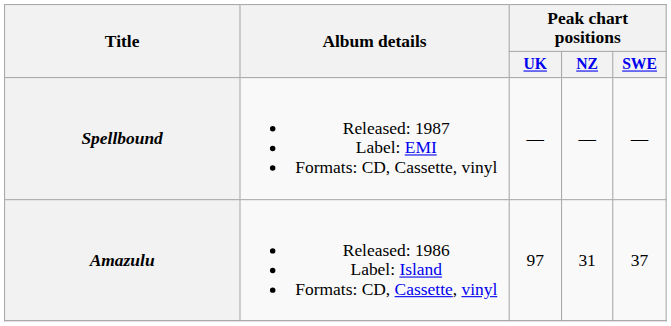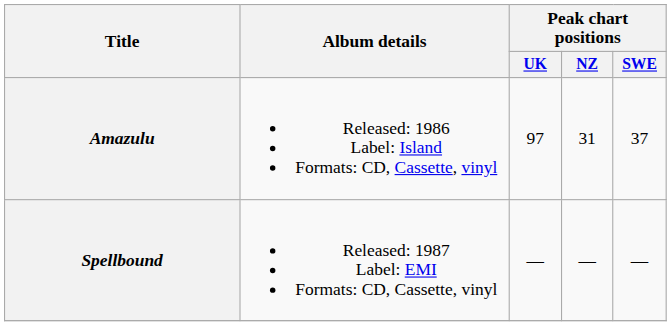rows swapped: (122, 259) <-> (122, 138)
